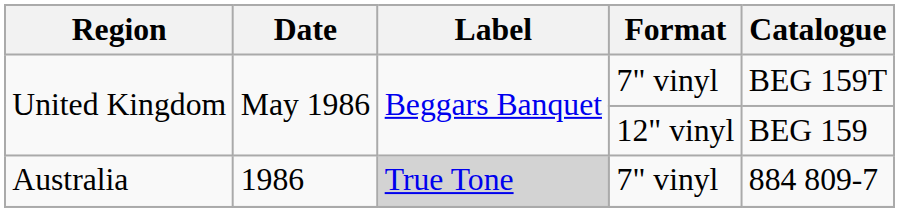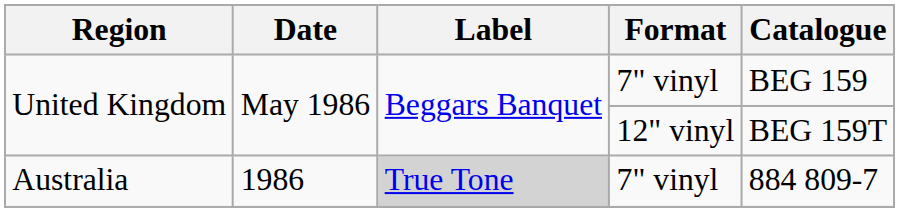(818, 79) BEG 159T -> (808, 79) BEG 159
(808, 130) BEG 159 -> (818, 130) BEG 159T
